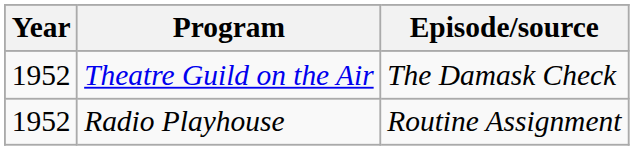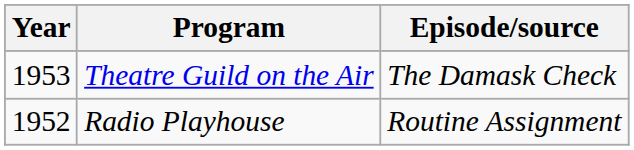(41, 74) 1952 -> (41, 74) 1953
